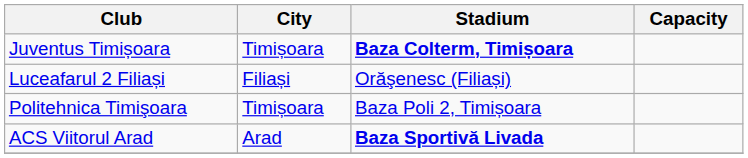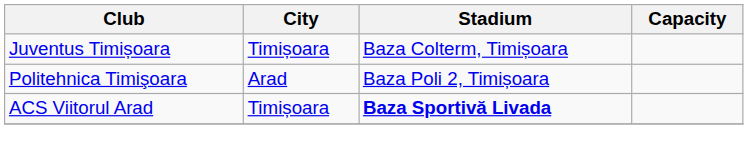(464, 49) bold -> (465, 49) normal
- row: (87, 78)
(283, 108) Timișoara -> (267, 78) Arad
(262, 138) Arad -> (288, 108) Timișoara
